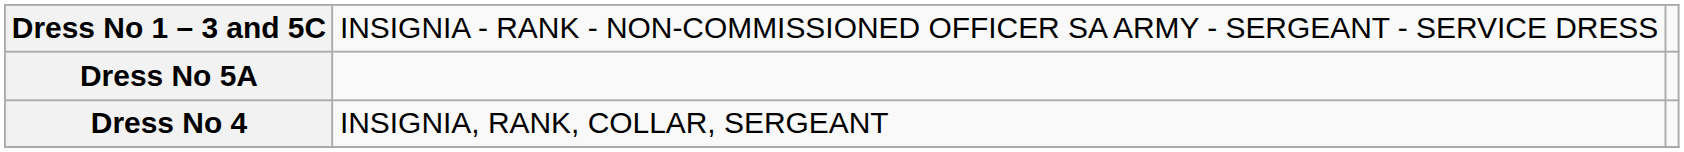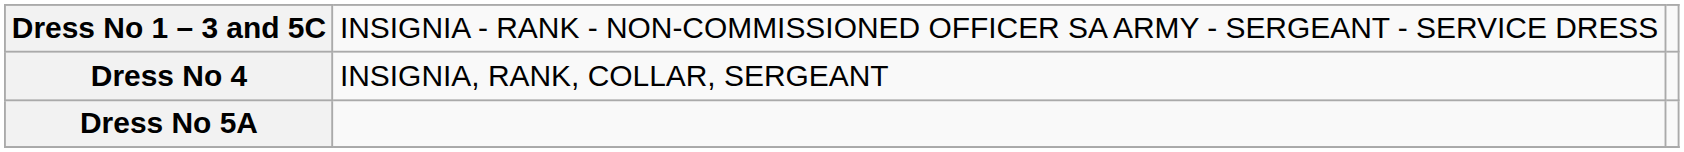rows swapped: (169, 75) <-> (169, 123)
